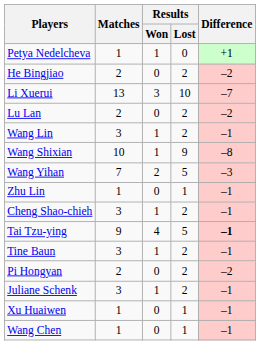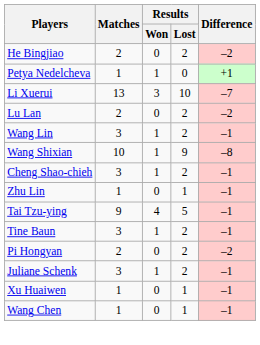rows swapped: (49, 53) <-> (35, 73)
- row: (36, 172)
rows swapped: (26, 192) <-> (50, 211)
(227, 231) bold -> (227, 211) normal
